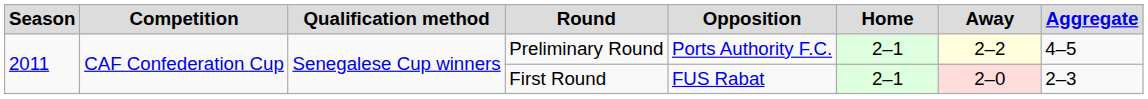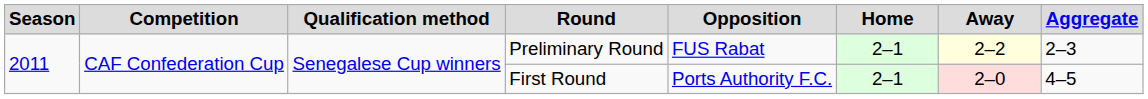(752, 49) Ports Authority F.C. -> (718, 49) FUS Rabat
(1061, 49) 4–5 -> (1061, 49) 2–3
(718, 78) FUS Rabat -> (752, 78) Ports Authority F.C.
(1061, 78) 2–3 -> (1061, 78) 4–5
